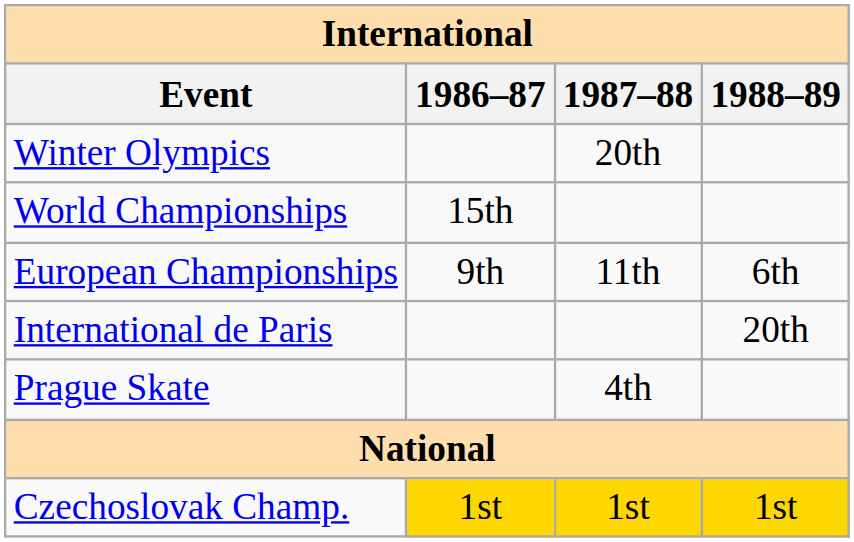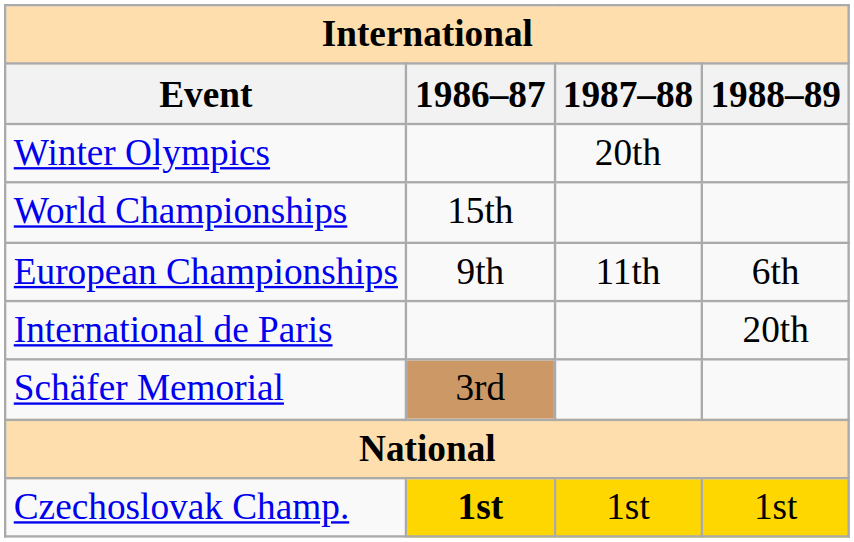- row: (112, 388)
+ row: (149, 388)
(480, 507) normal -> (480, 507) bold
